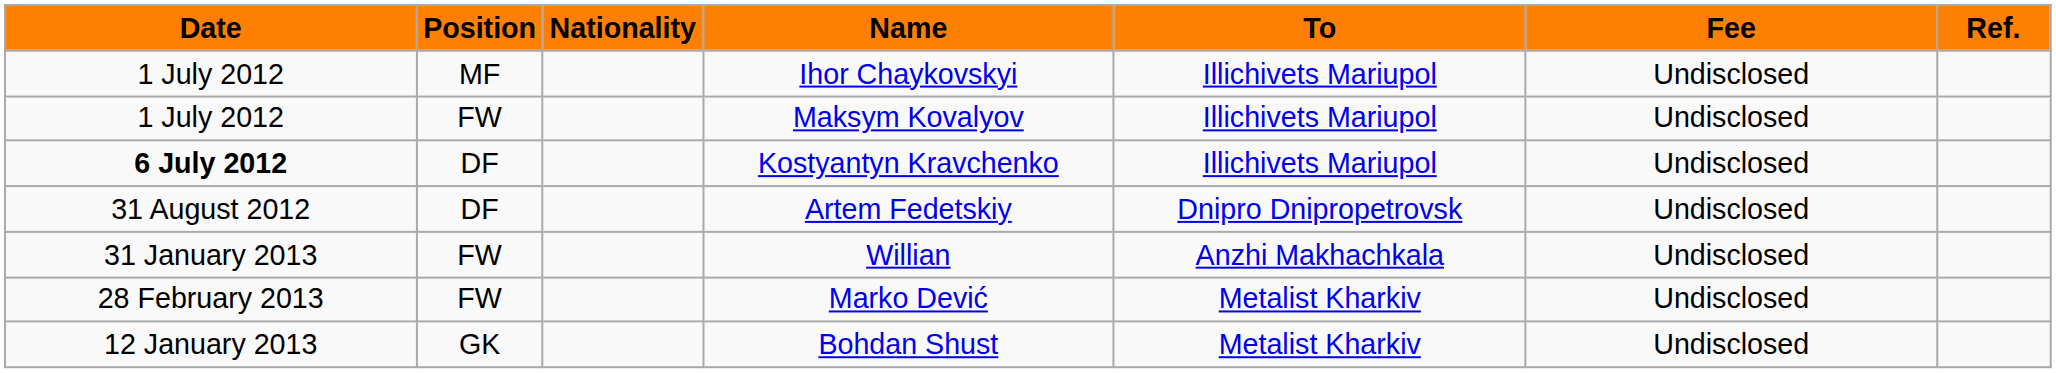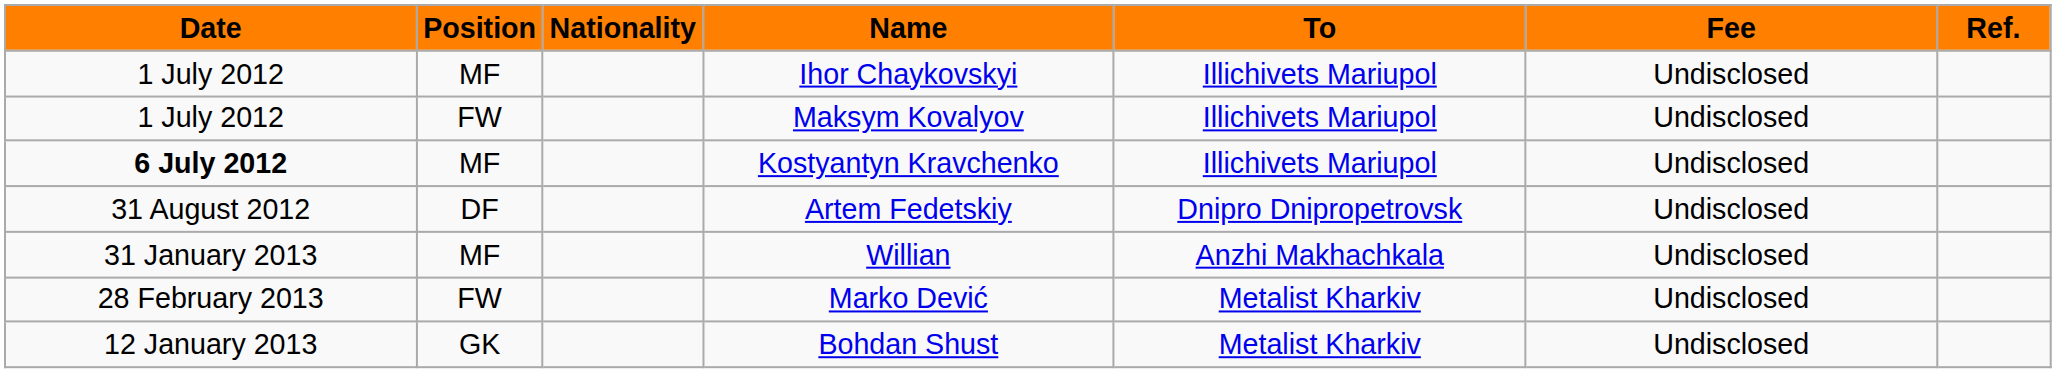(480, 164) DF -> (480, 164) MF
(480, 254) FW -> (480, 254) MF
